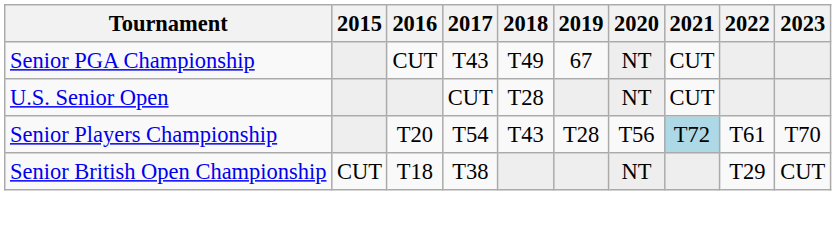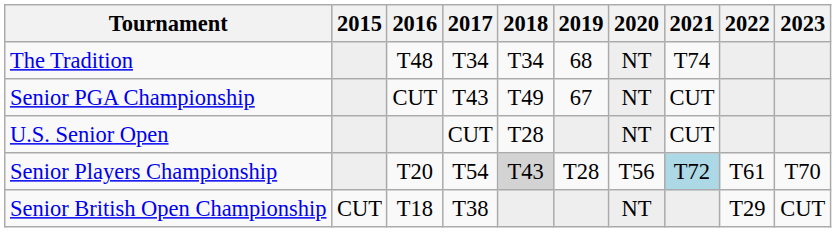+ row: (71, 60)
(526, 134) no background -> (526, 171) lightgrey background
